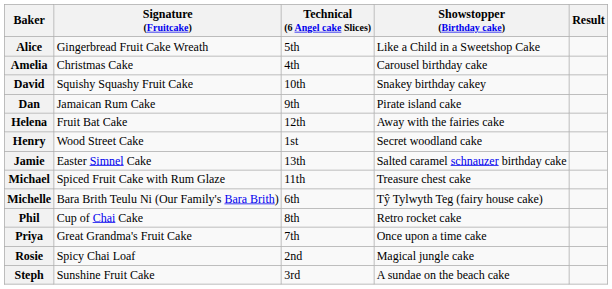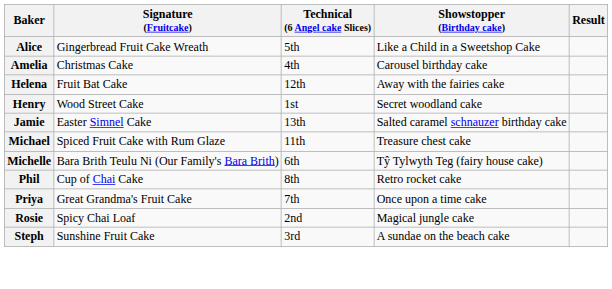- row: (29, 84)
- row: (29, 103)
